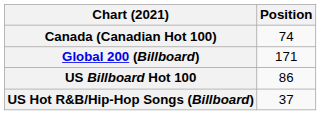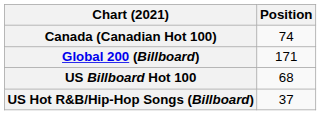(286, 78) 86 -> (286, 78) 68
